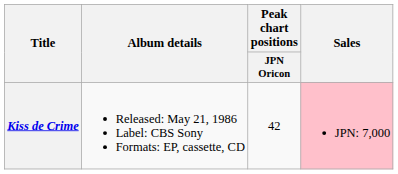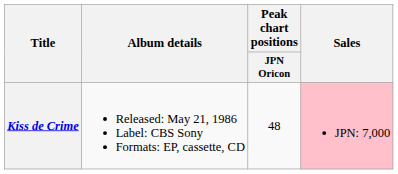(274, 125) 42 -> (274, 125) 48
